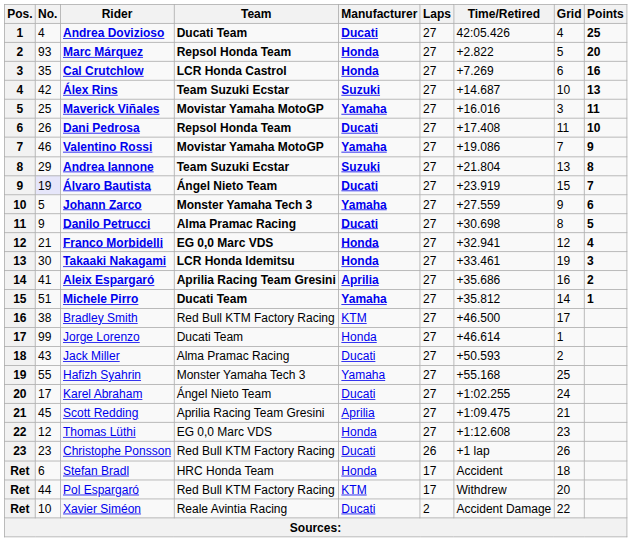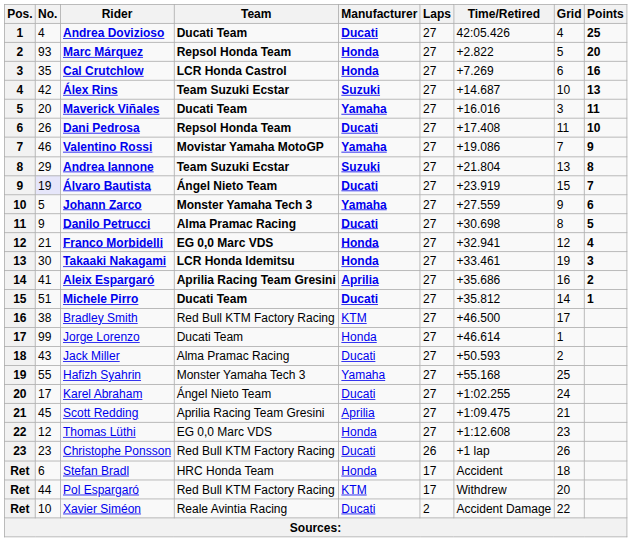(45, 109) 25 -> (45, 109) 20
(250, 109) Movistar Yamaha MotoGP -> (212, 109) Ducati Team
(364, 299) Yamaha -> (360, 299) Ducati
